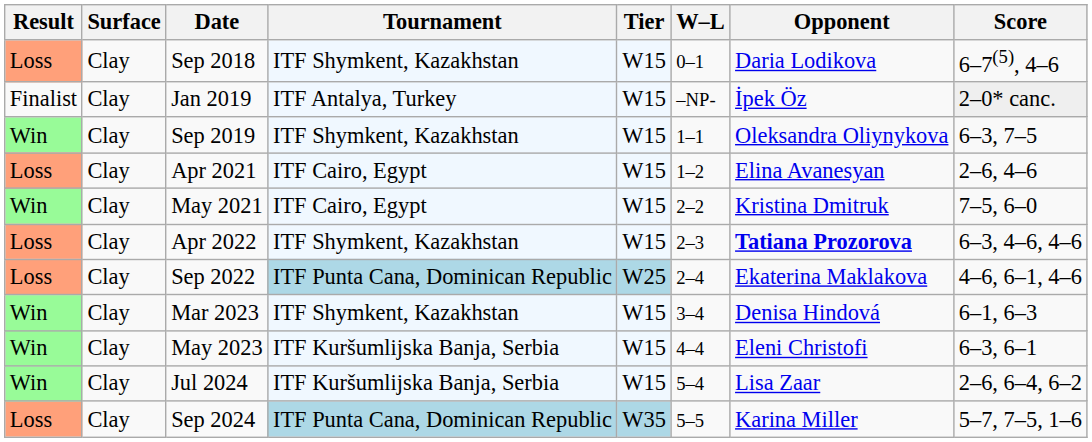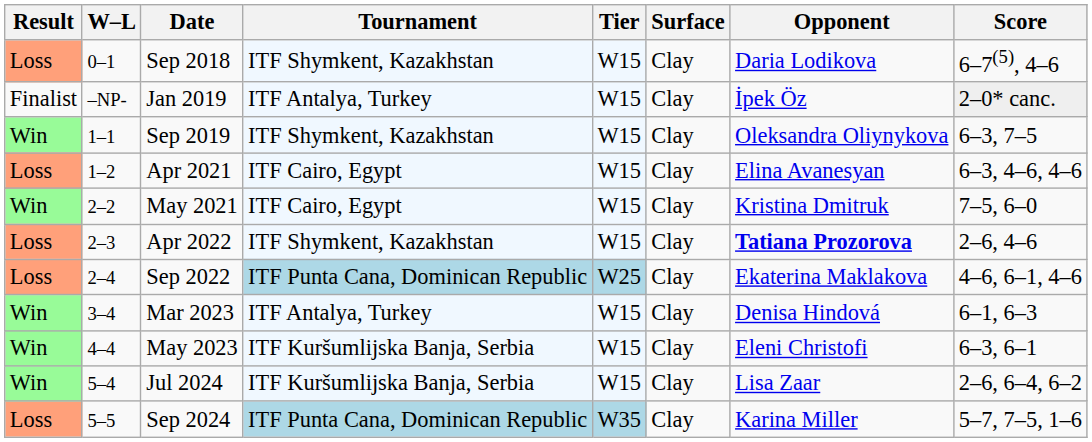columns swapped: (700, 22) <-> (124, 22)
(998, 170) 2–6, 4–6 -> (1020, 170) 6–3, 4–6, 4–6
(1020, 241) 6–3, 4–6, 4–6 -> (998, 241) 2–6, 4–6
(396, 312) ITF Shymkent, Kazakhstan -> (340, 312) ITF Antalya, Turkey
